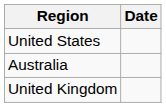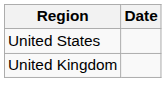- row: (38, 65)
